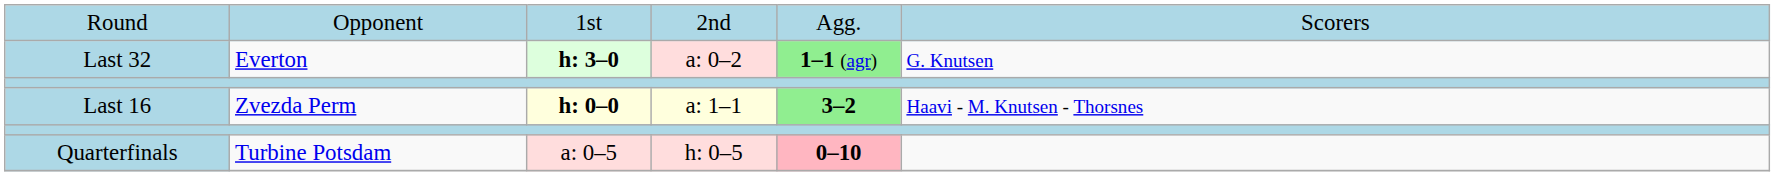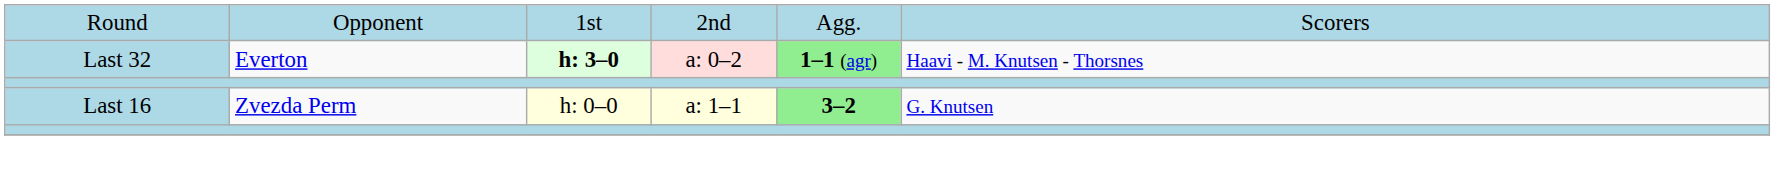(950, 60) G. Knutsen -> (1025, 60) Haavi - M. Knutsen - Thorsnes
(589, 105) bold -> (589, 105) normal
(1025, 107) Haavi - M. Knutsen - Thorsnes -> (950, 107) G. Knutsen
- row: (117, 152)
